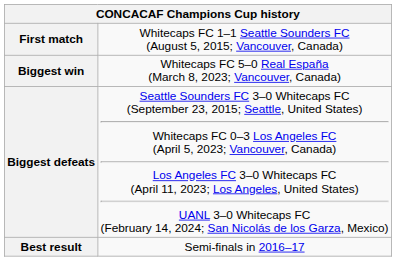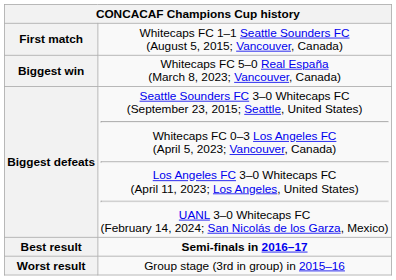(245, 247) normal -> (245, 247) bold
+ row: (51, 266)
